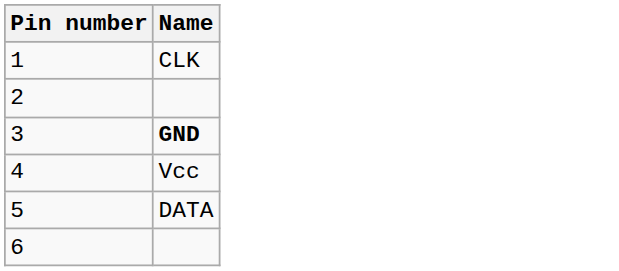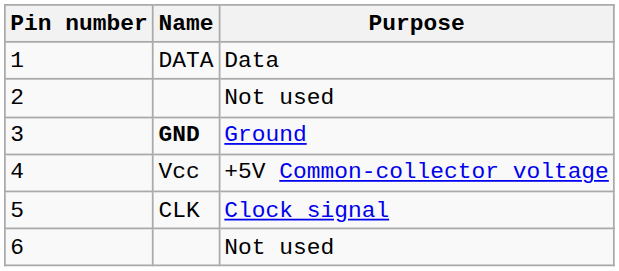+ column: (417, 24)
(179, 61) CLK -> (186, 61) DATA
(186, 210) DATA -> (179, 210) CLK
